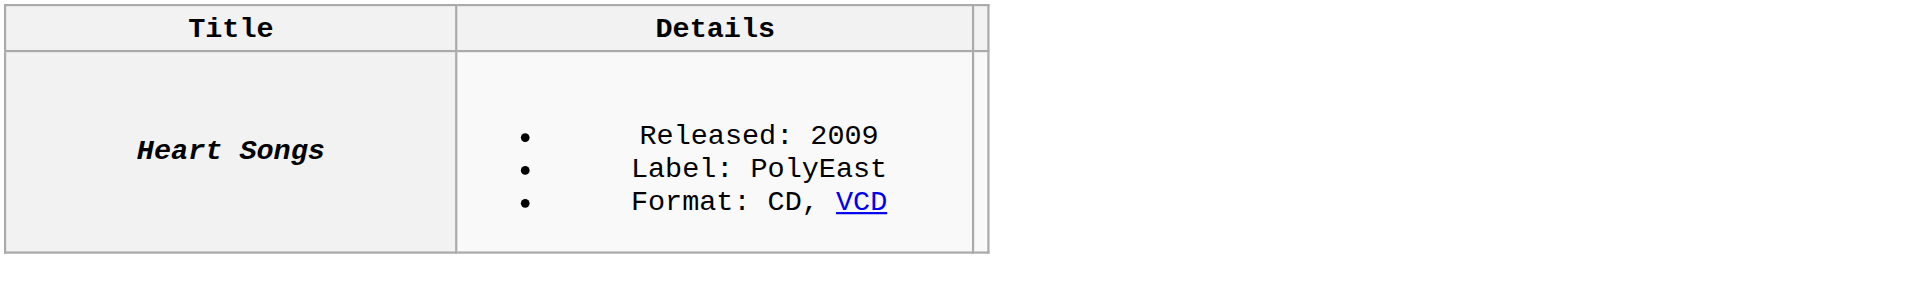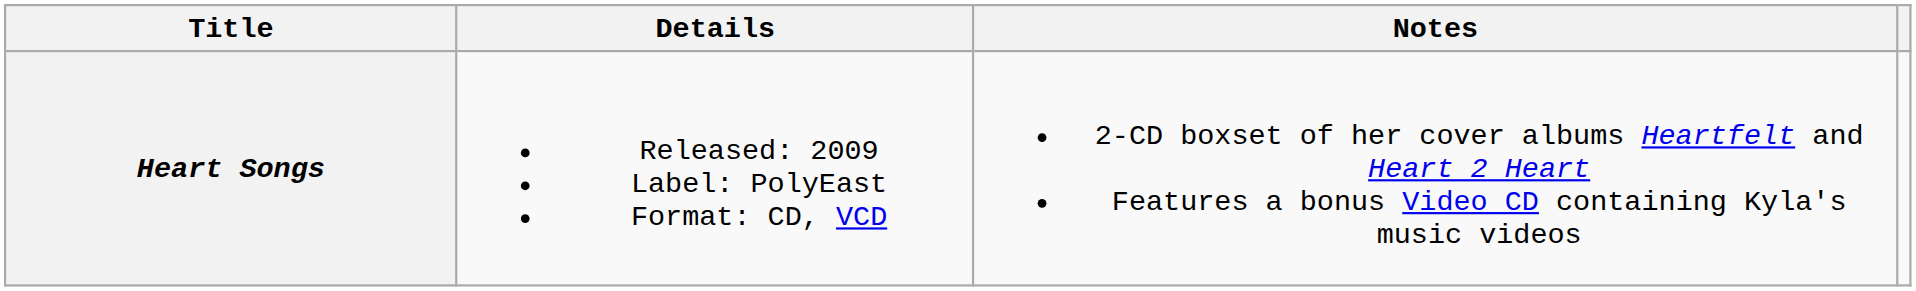+ column: (1435, 28)
